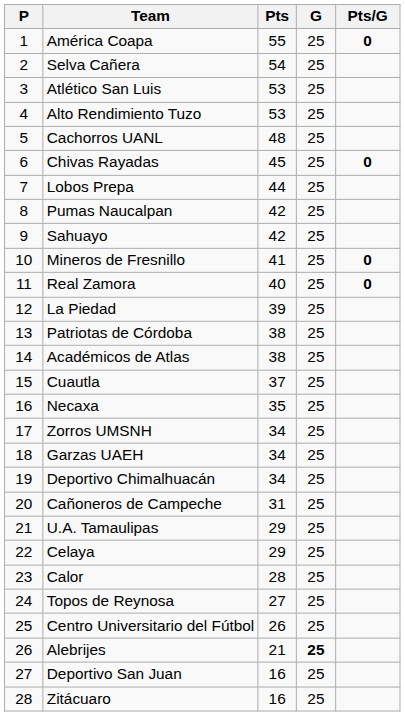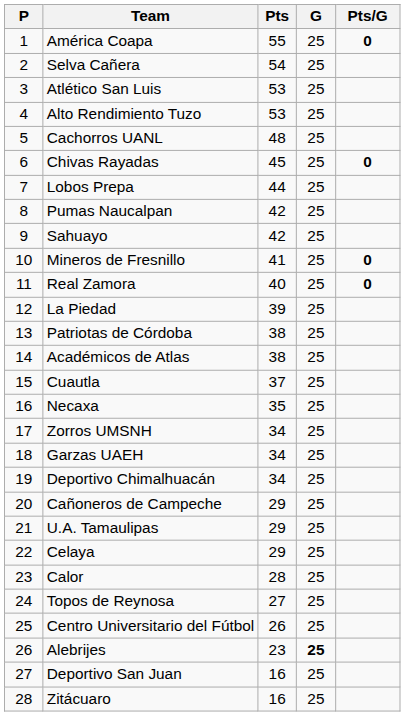(277, 503) 31 -> (277, 503) 29
(277, 650) 21 -> (277, 650) 23
